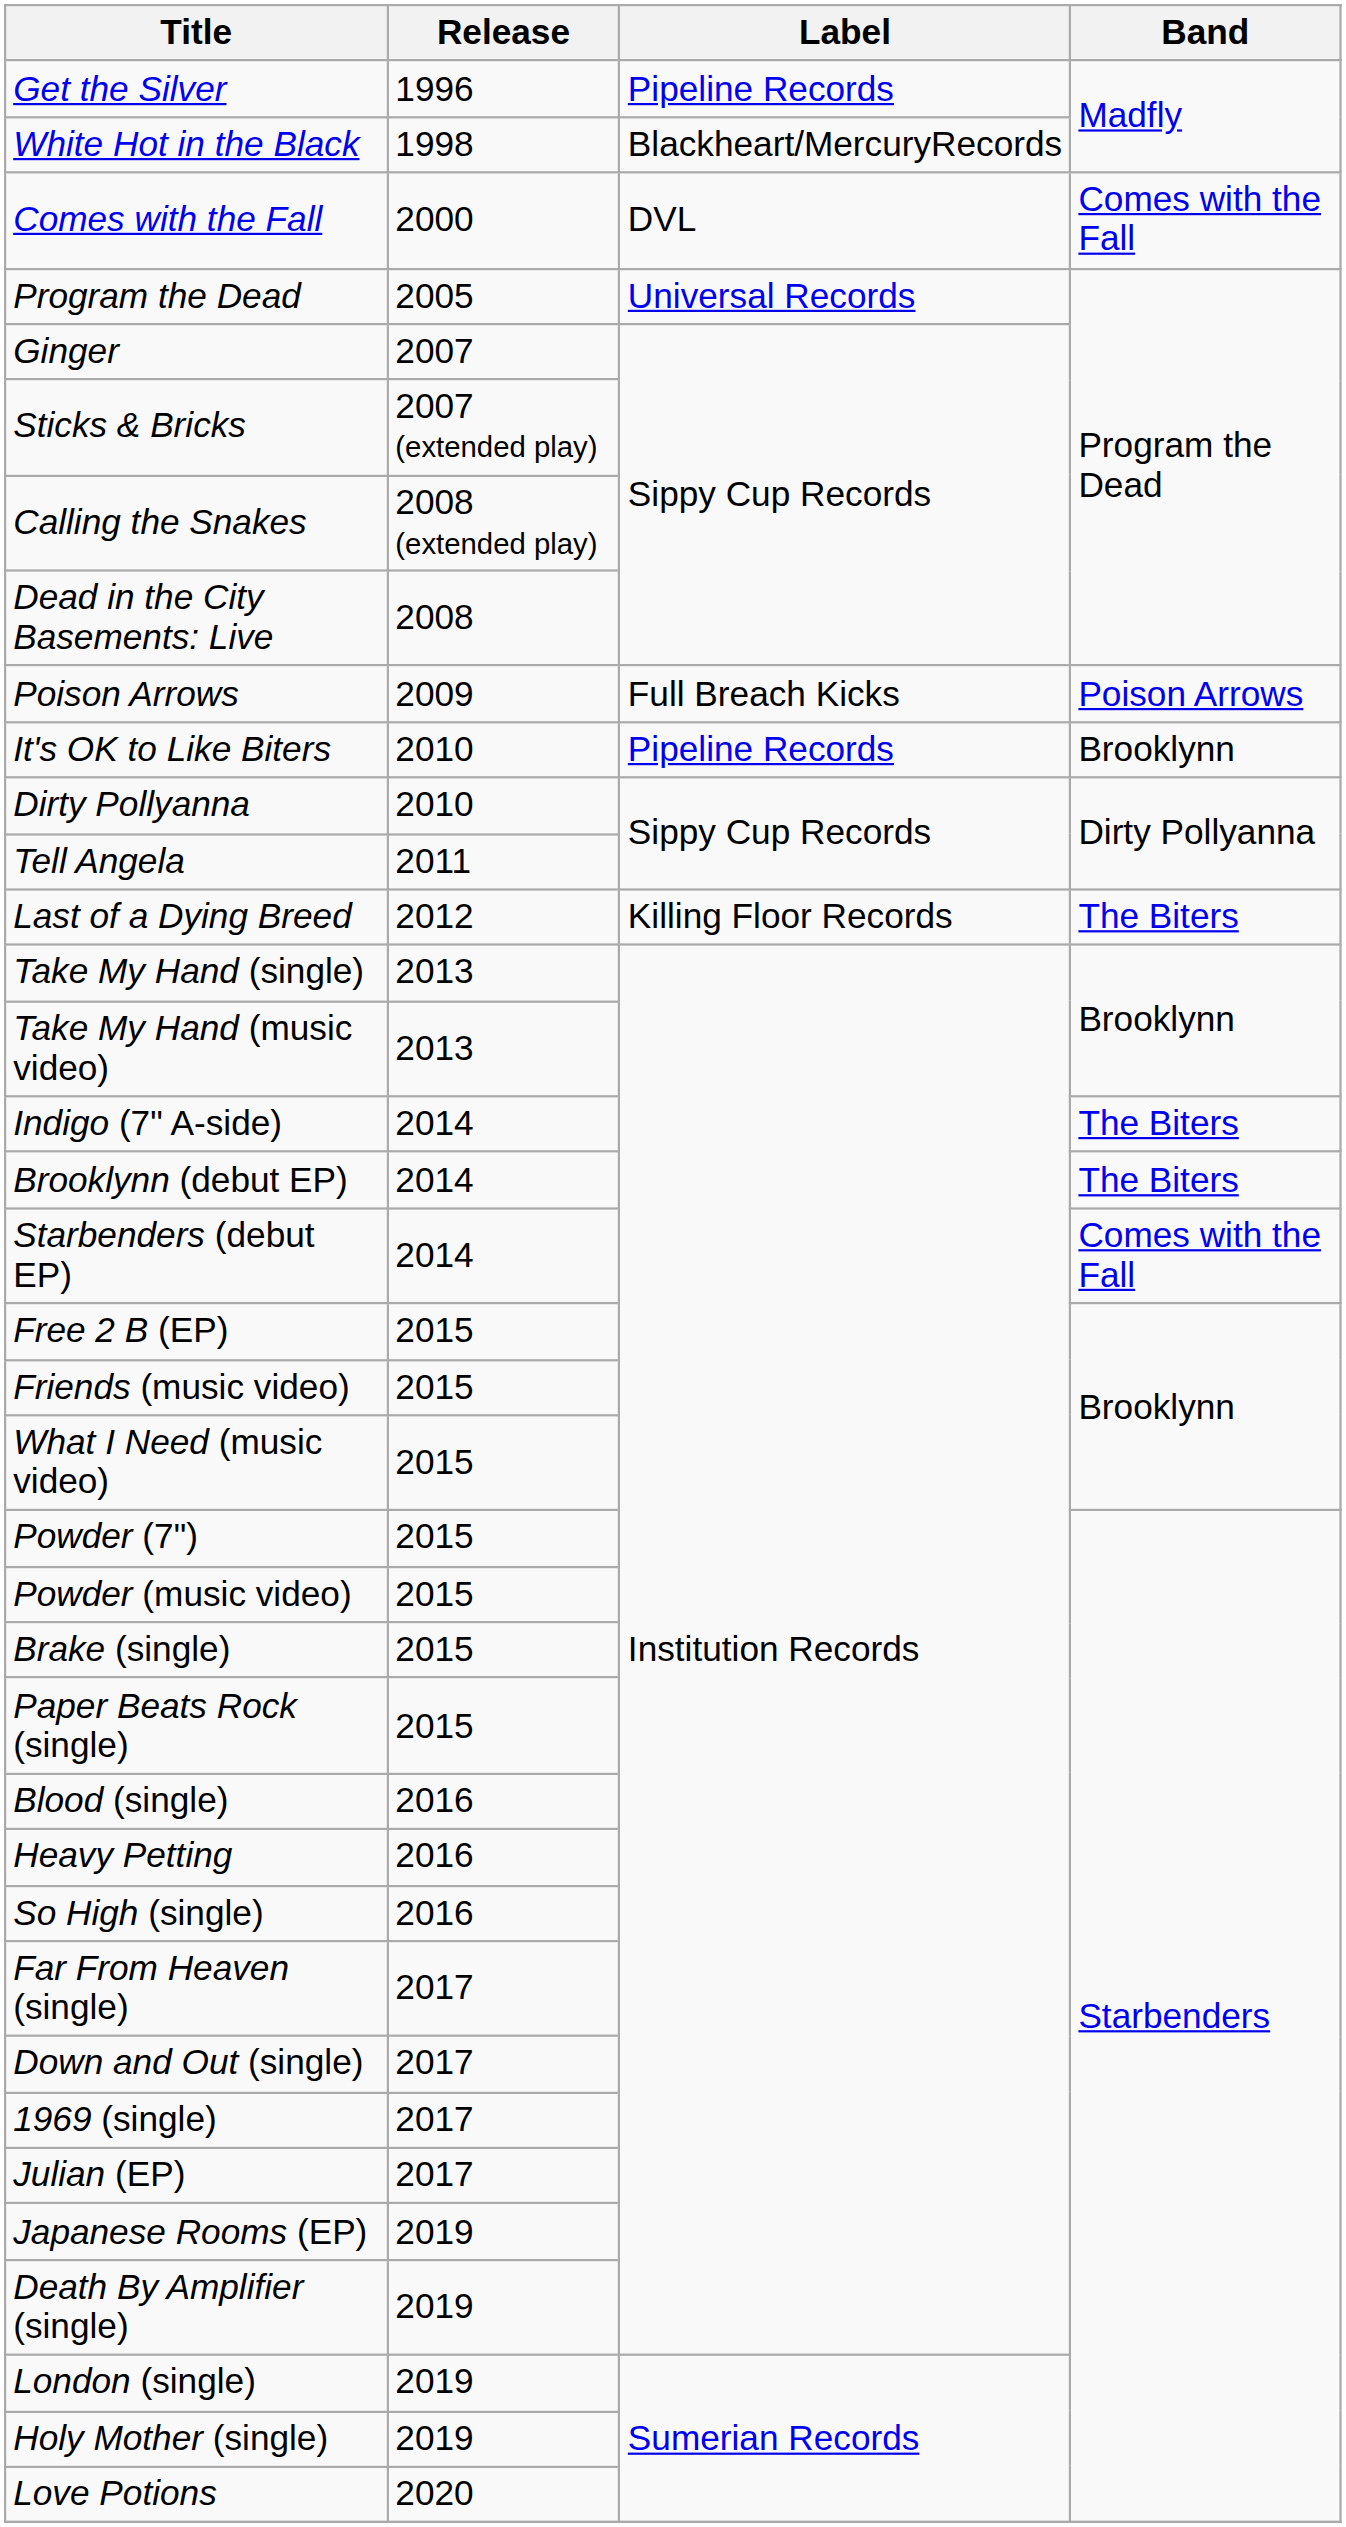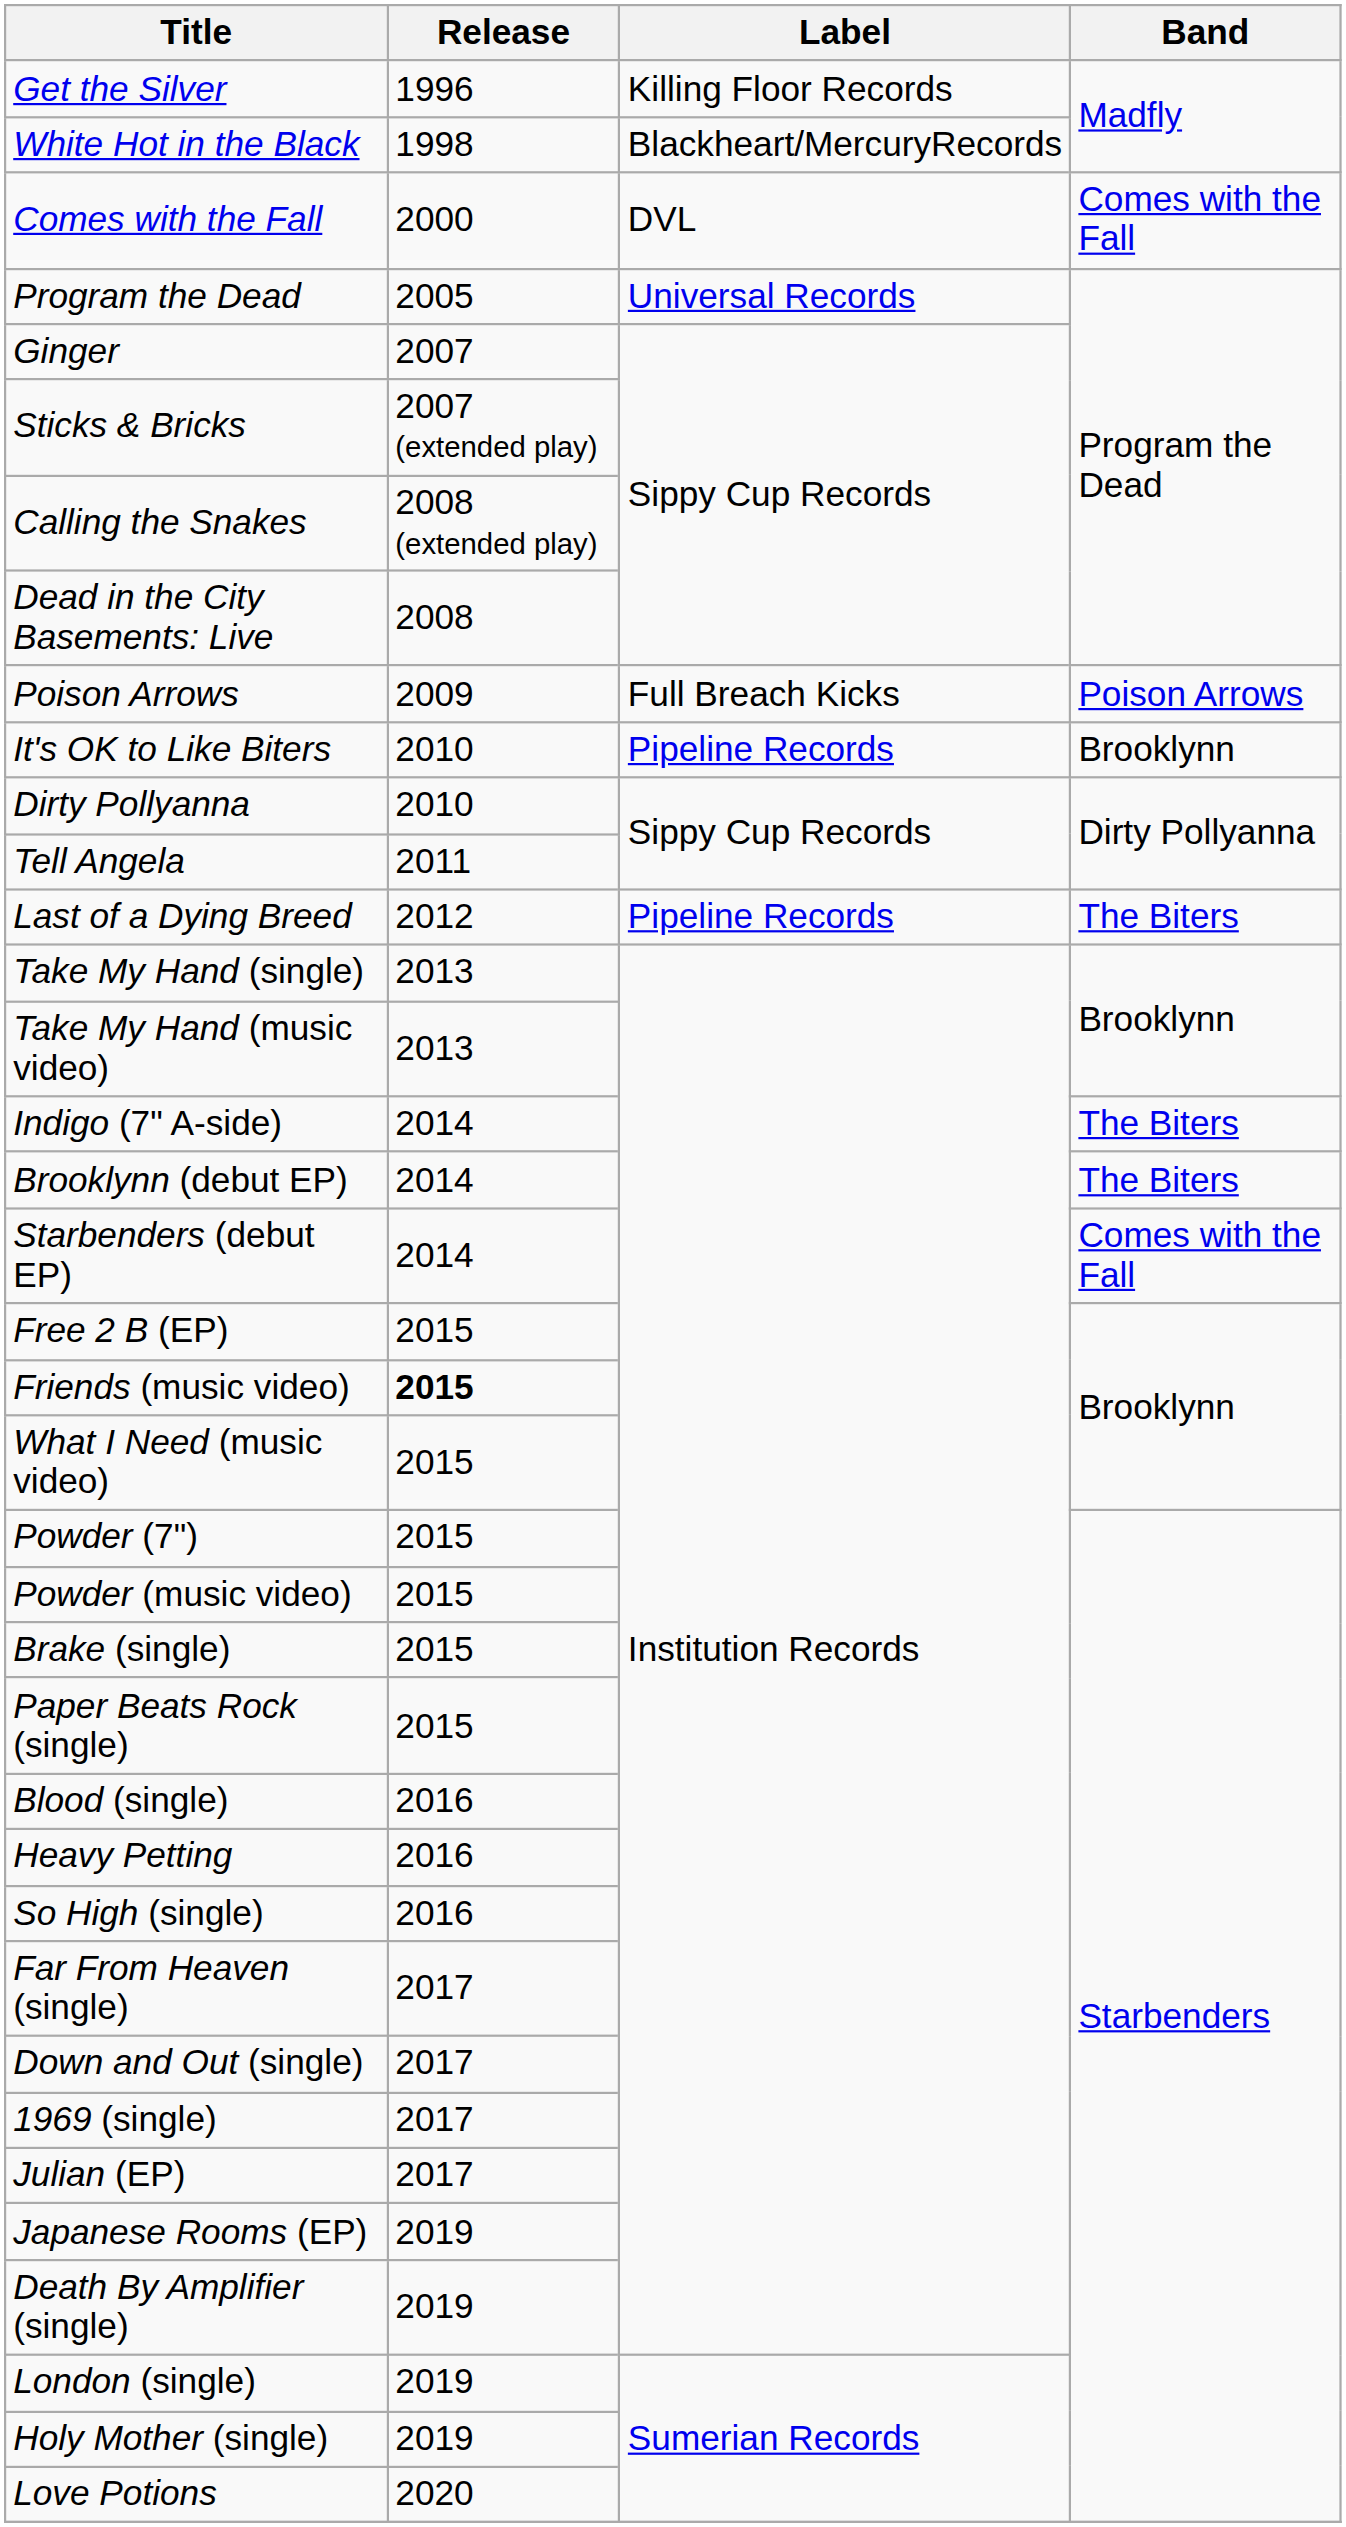(761, 88) Pipeline Records -> (790, 88) Killing Floor Records
(790, 916) Killing Floor Records -> (761, 916) Pipeline Records
(434, 1386) normal -> (434, 1386) bold
